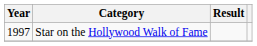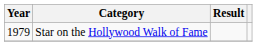(19, 31) 1997 -> (19, 31) 1979
